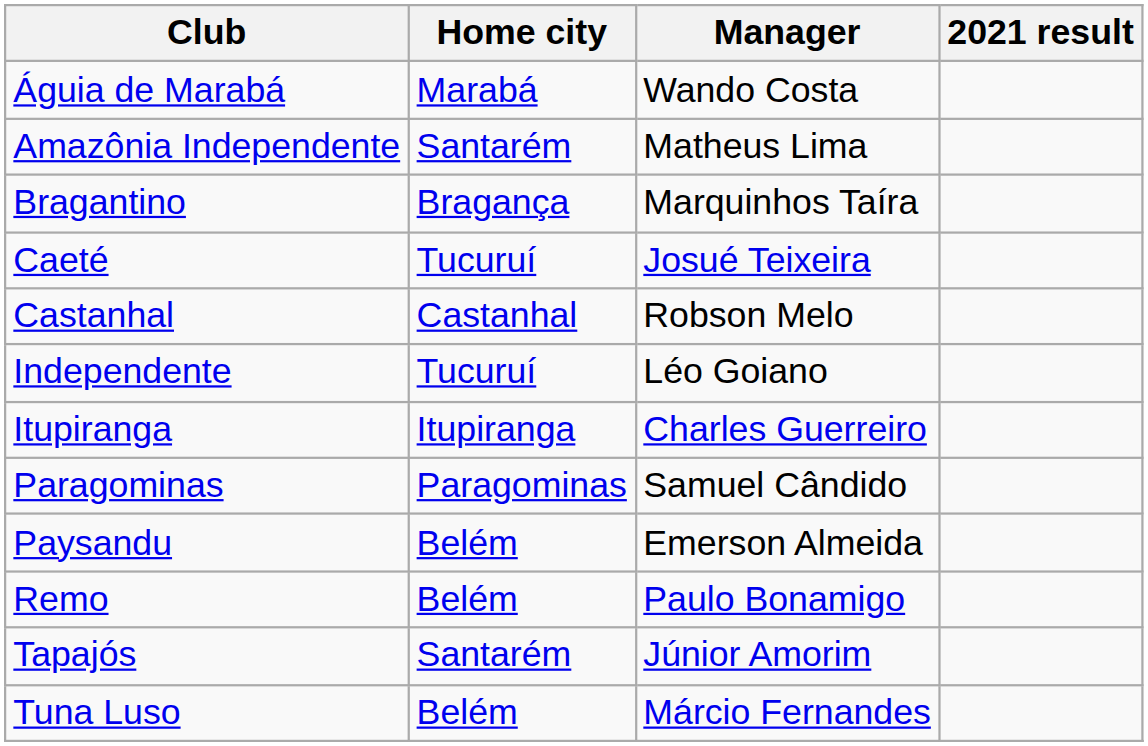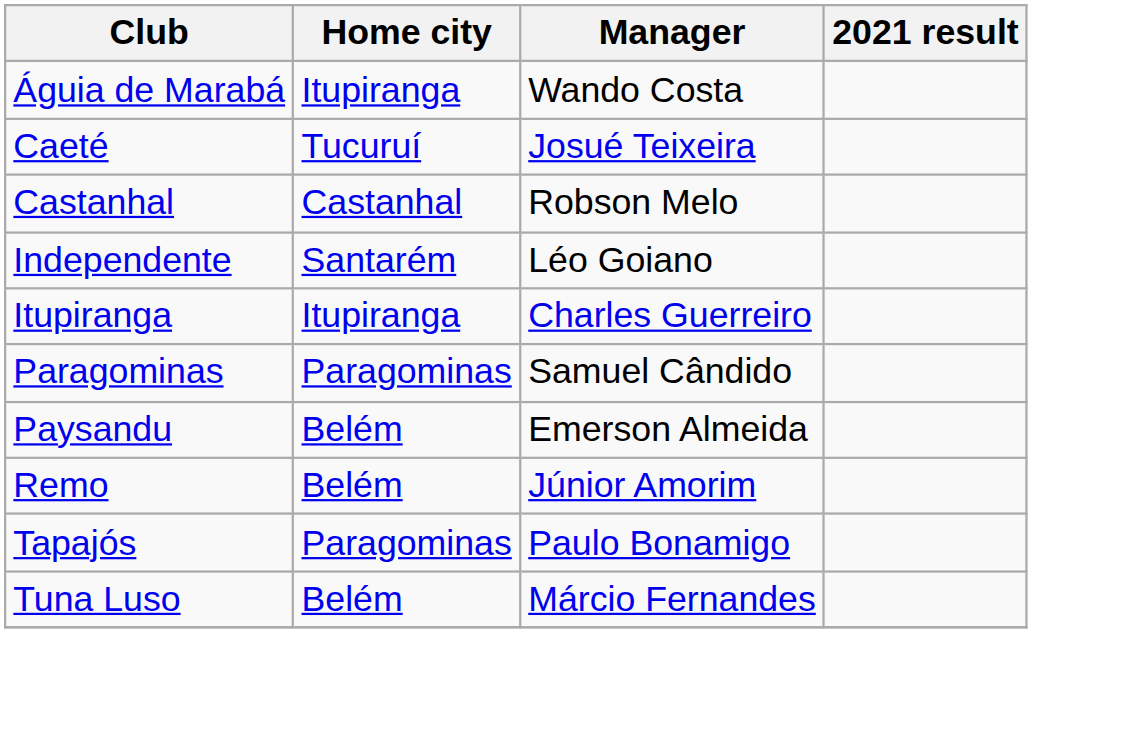(477, 89) Marabá -> (381, 89) Itupiranga
- row: (207, 145)
- row: (100, 202)
(476, 372) Tucuruí -> (379, 259) Santarém
(774, 598) Paulo Bonamigo -> (642, 485) Júnior Amorim
(494, 655) Santarém -> (407, 542) Paragominas
(757, 655) Júnior Amorim -> (659, 542) Paulo Bonamigo
